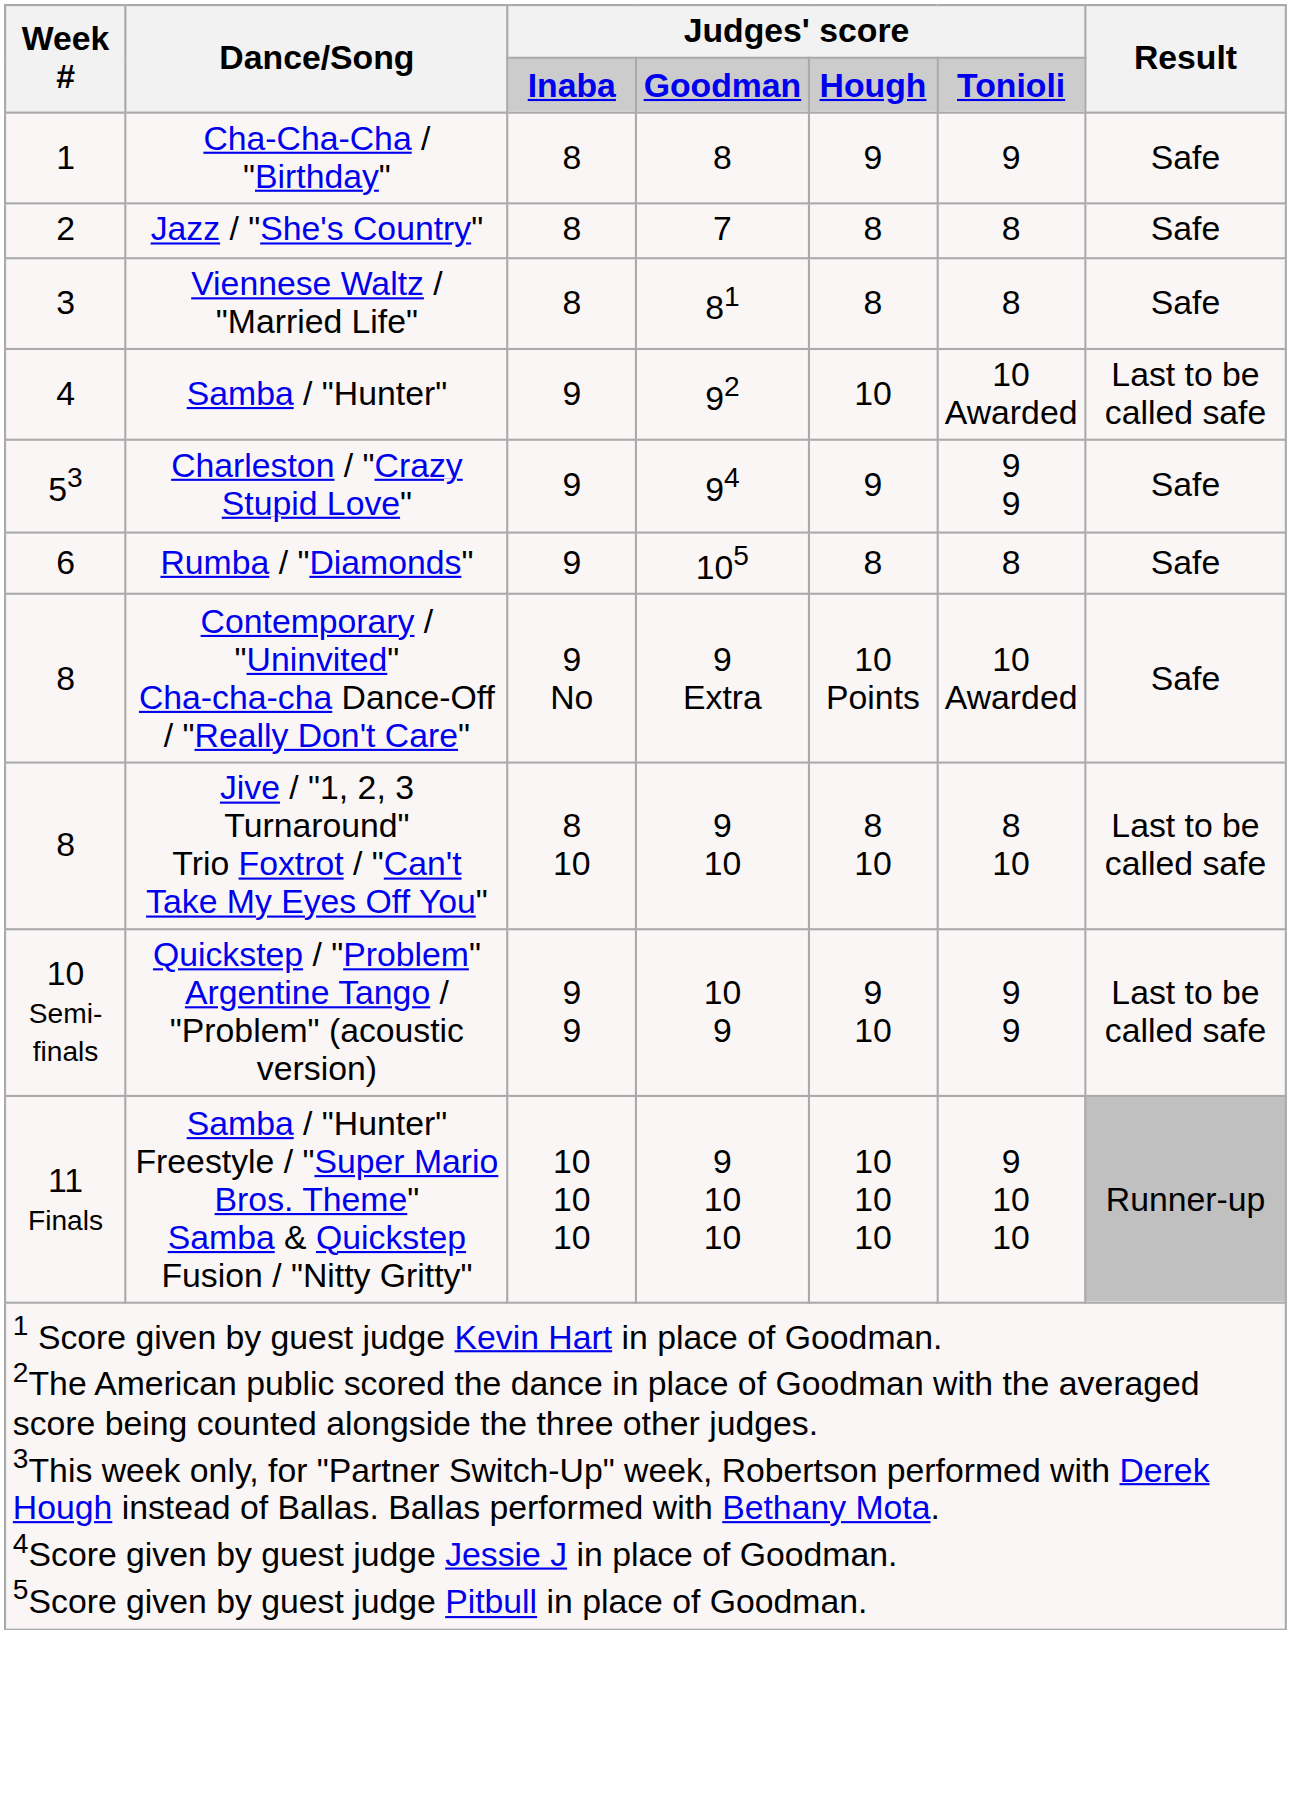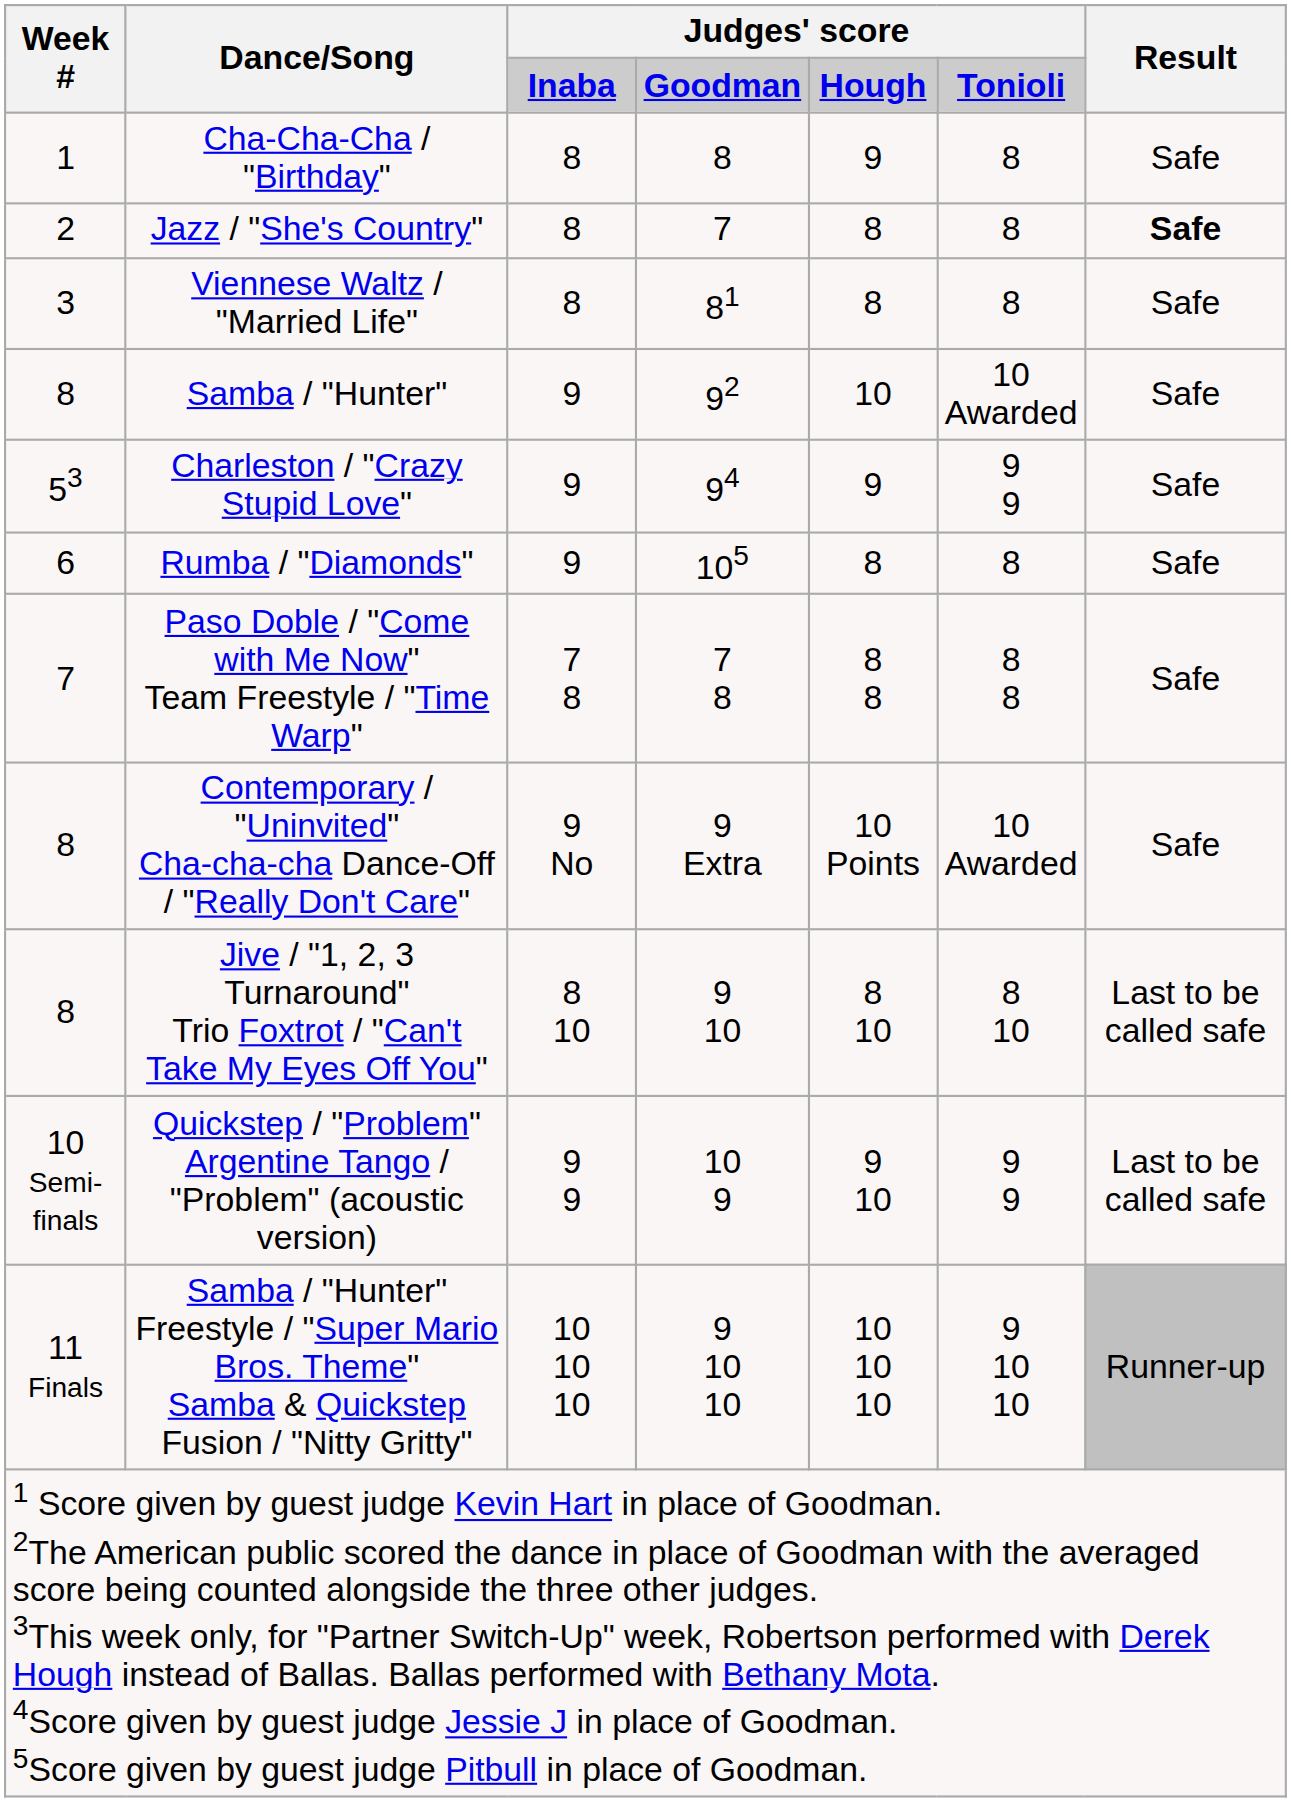(1011, 157) 9 -> (1011, 157) 8
(1186, 229) normal -> (1186, 229) bold
(66, 393) 4 -> (66, 393) 8
(1186, 393) Last to be called safe -> (1186, 393) Safe
+ row: (317, 677)
